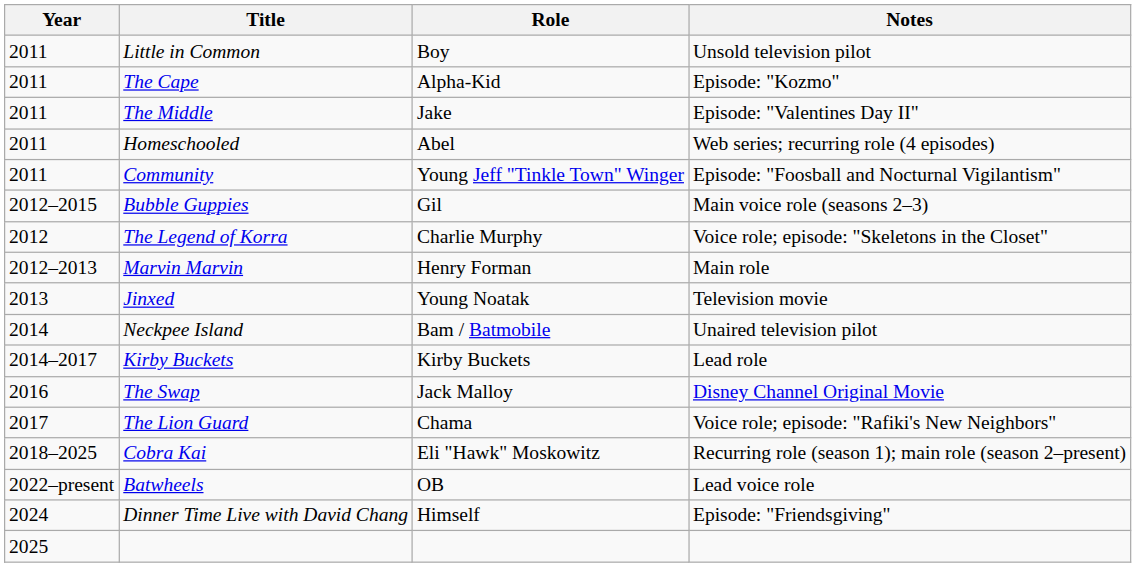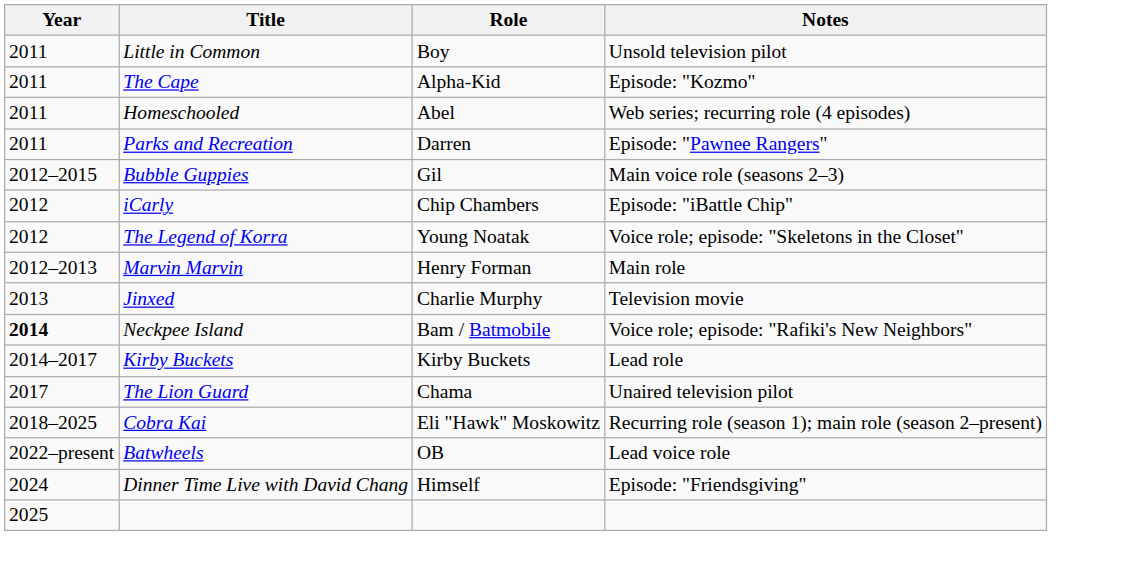- row: (168, 112)
+ row: (208, 143)
- row: (168, 174)
+ row: (148, 205)
(480, 236) Charlie Murphy -> (473, 236) Young Noatak
(473, 298) Young Noatak -> (480, 298) Charlie Murphy
(29, 329) normal -> (29, 329) bold
(785, 329) Unaired television pilot -> (791, 329) Voice role; episode: "Rafiki's New Neighbors"
- row: (162, 391)
(875, 422) Voice role; episode: "Rafiki's New Neighbors" -> (701, 391) Unaired television pilot
